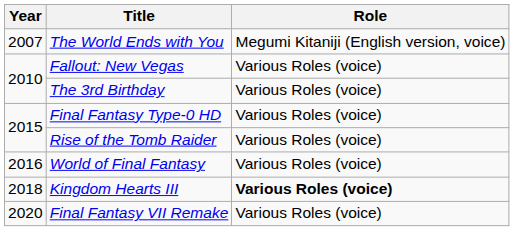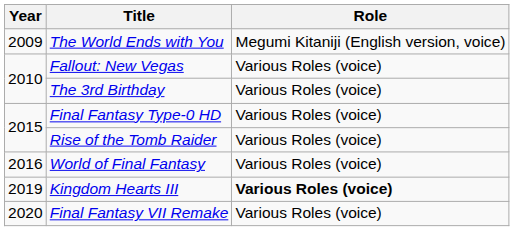(25, 41) 2007 -> (25, 41) 2009
(25, 189) 2018 -> (25, 189) 2019
